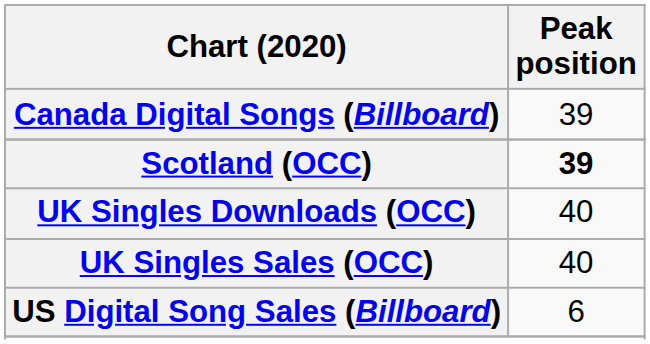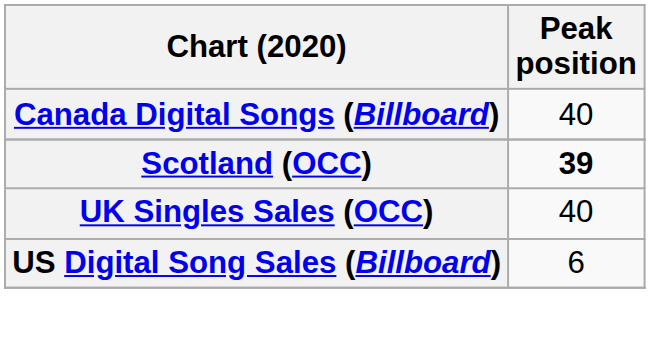(576, 113) 39 -> (576, 113) 40
- row: (257, 212)
